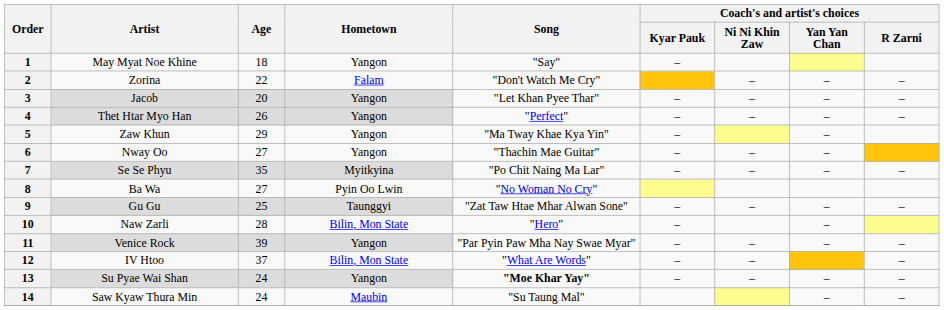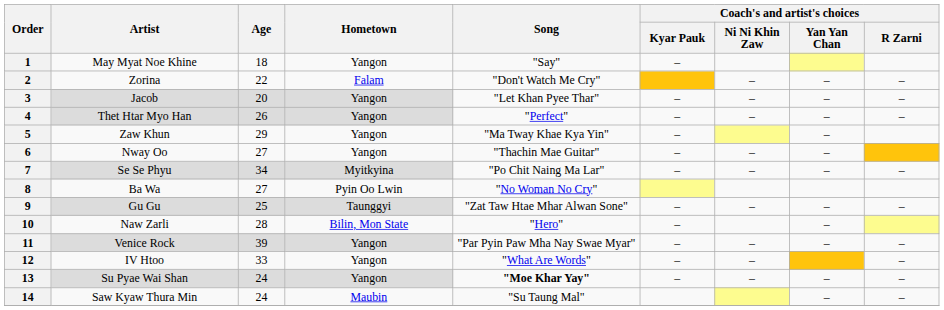(261, 170) 35 -> (261, 170) 34
(261, 260) 37 -> (261, 260) 33
(369, 260) Bilin, Mon State -> (369, 260) Yangon
